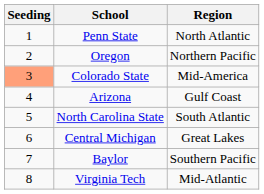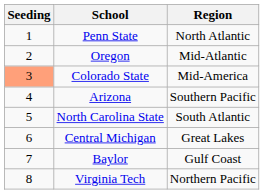(213, 55) Northern Pacific -> (213, 55) Mid-Atlantic
(213, 96) Gulf Coast -> (213, 96) Southern Pacific
(213, 158) Southern Pacific -> (213, 158) Gulf Coast
(213, 179) Mid-Atlantic -> (213, 179) Northern Pacific
